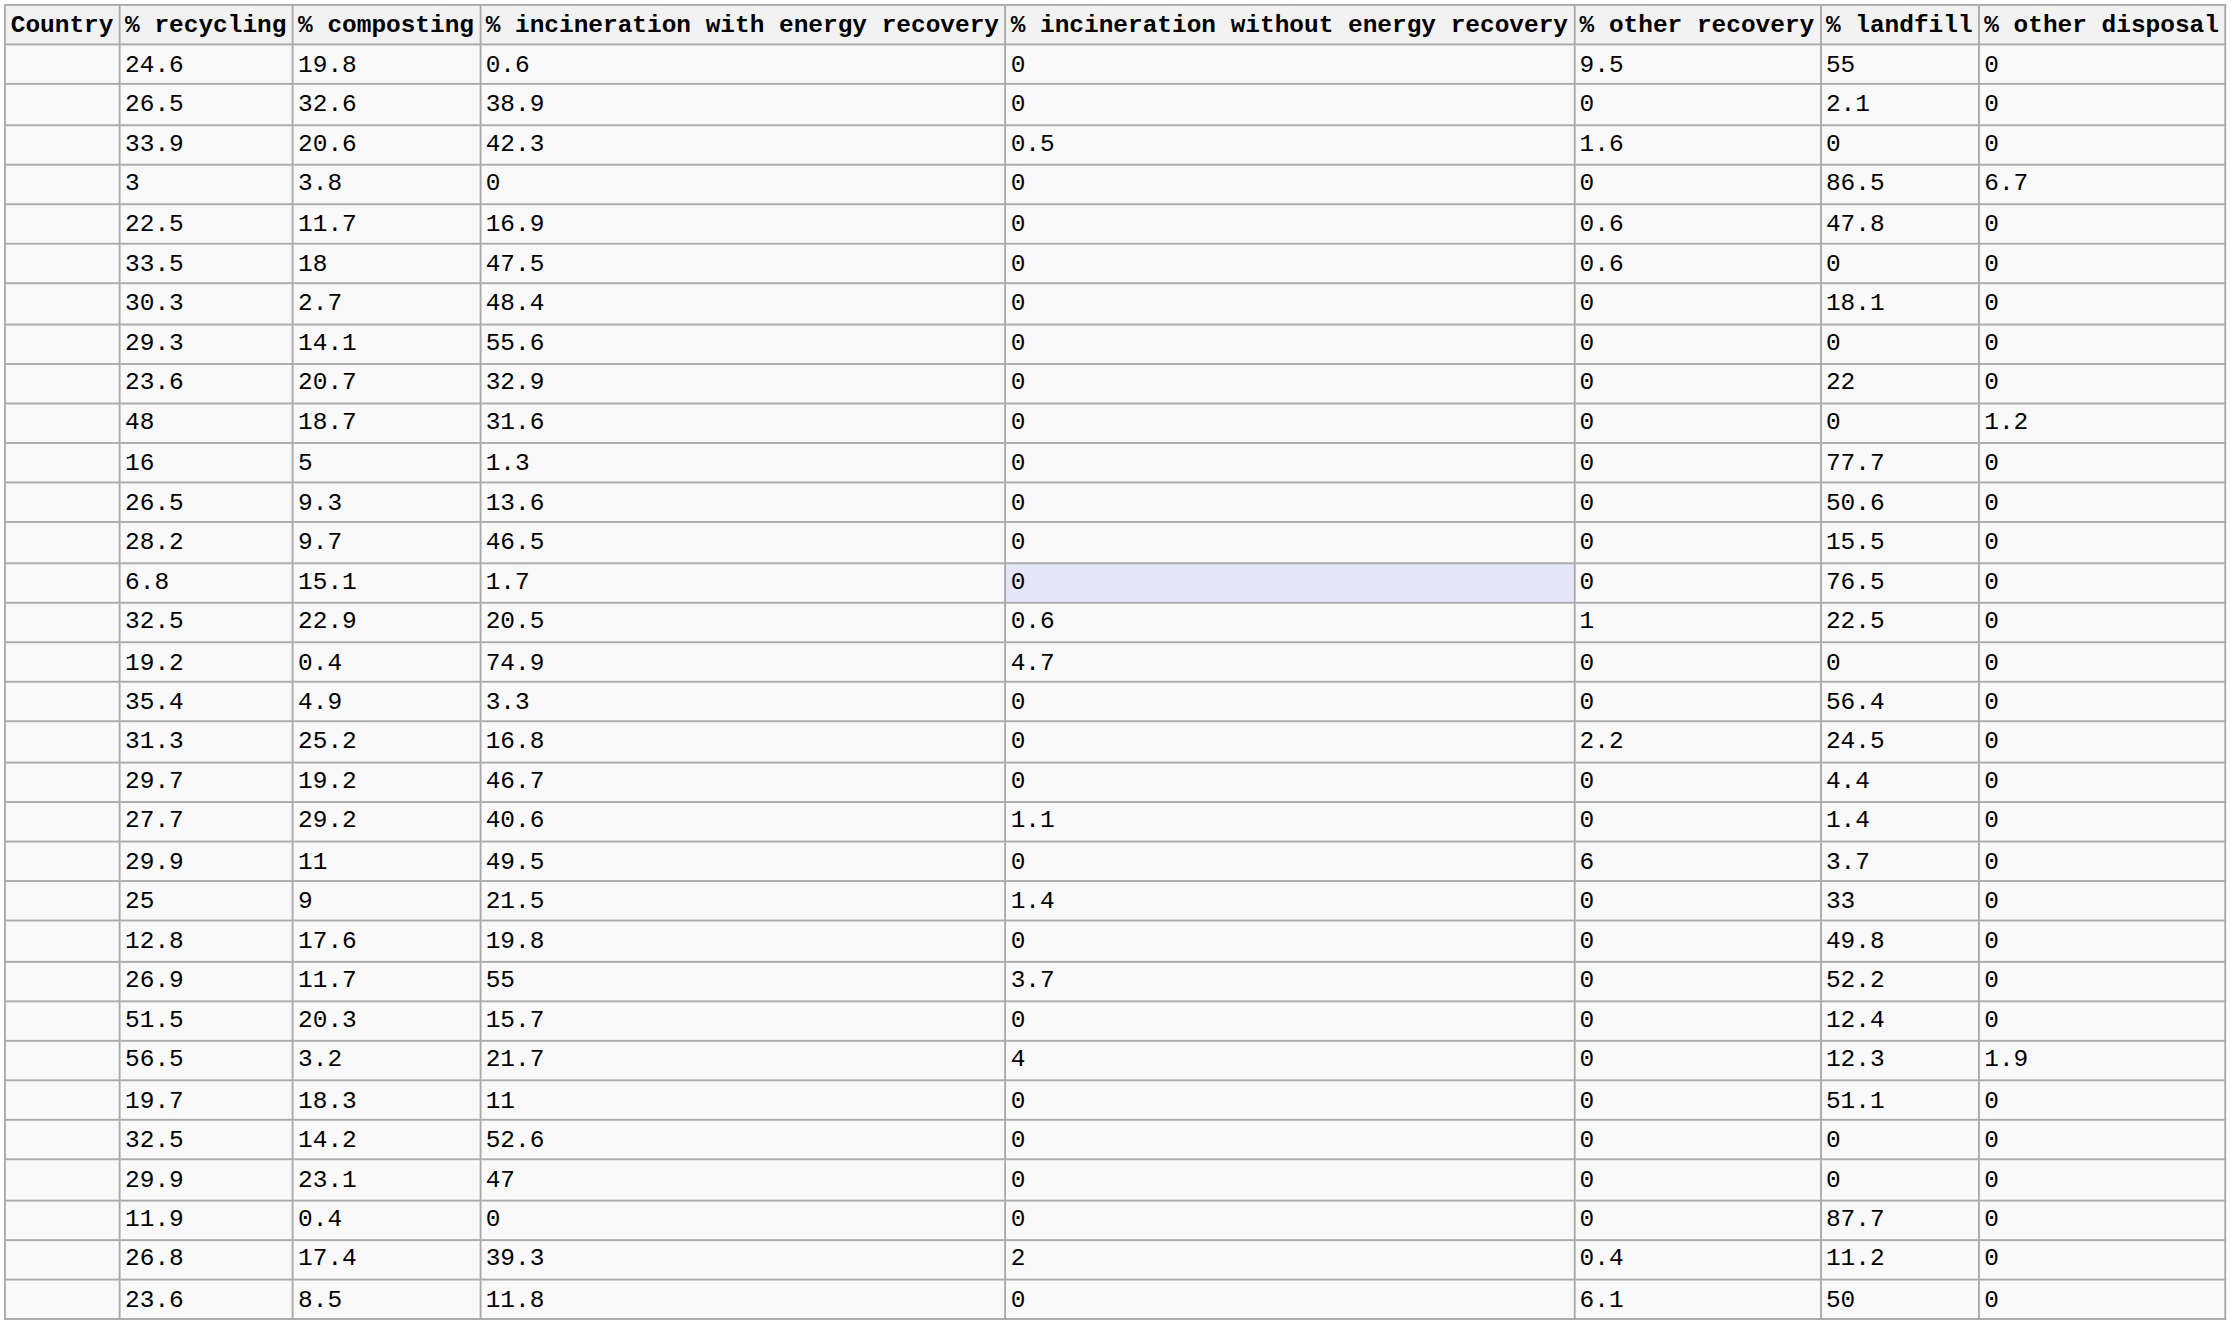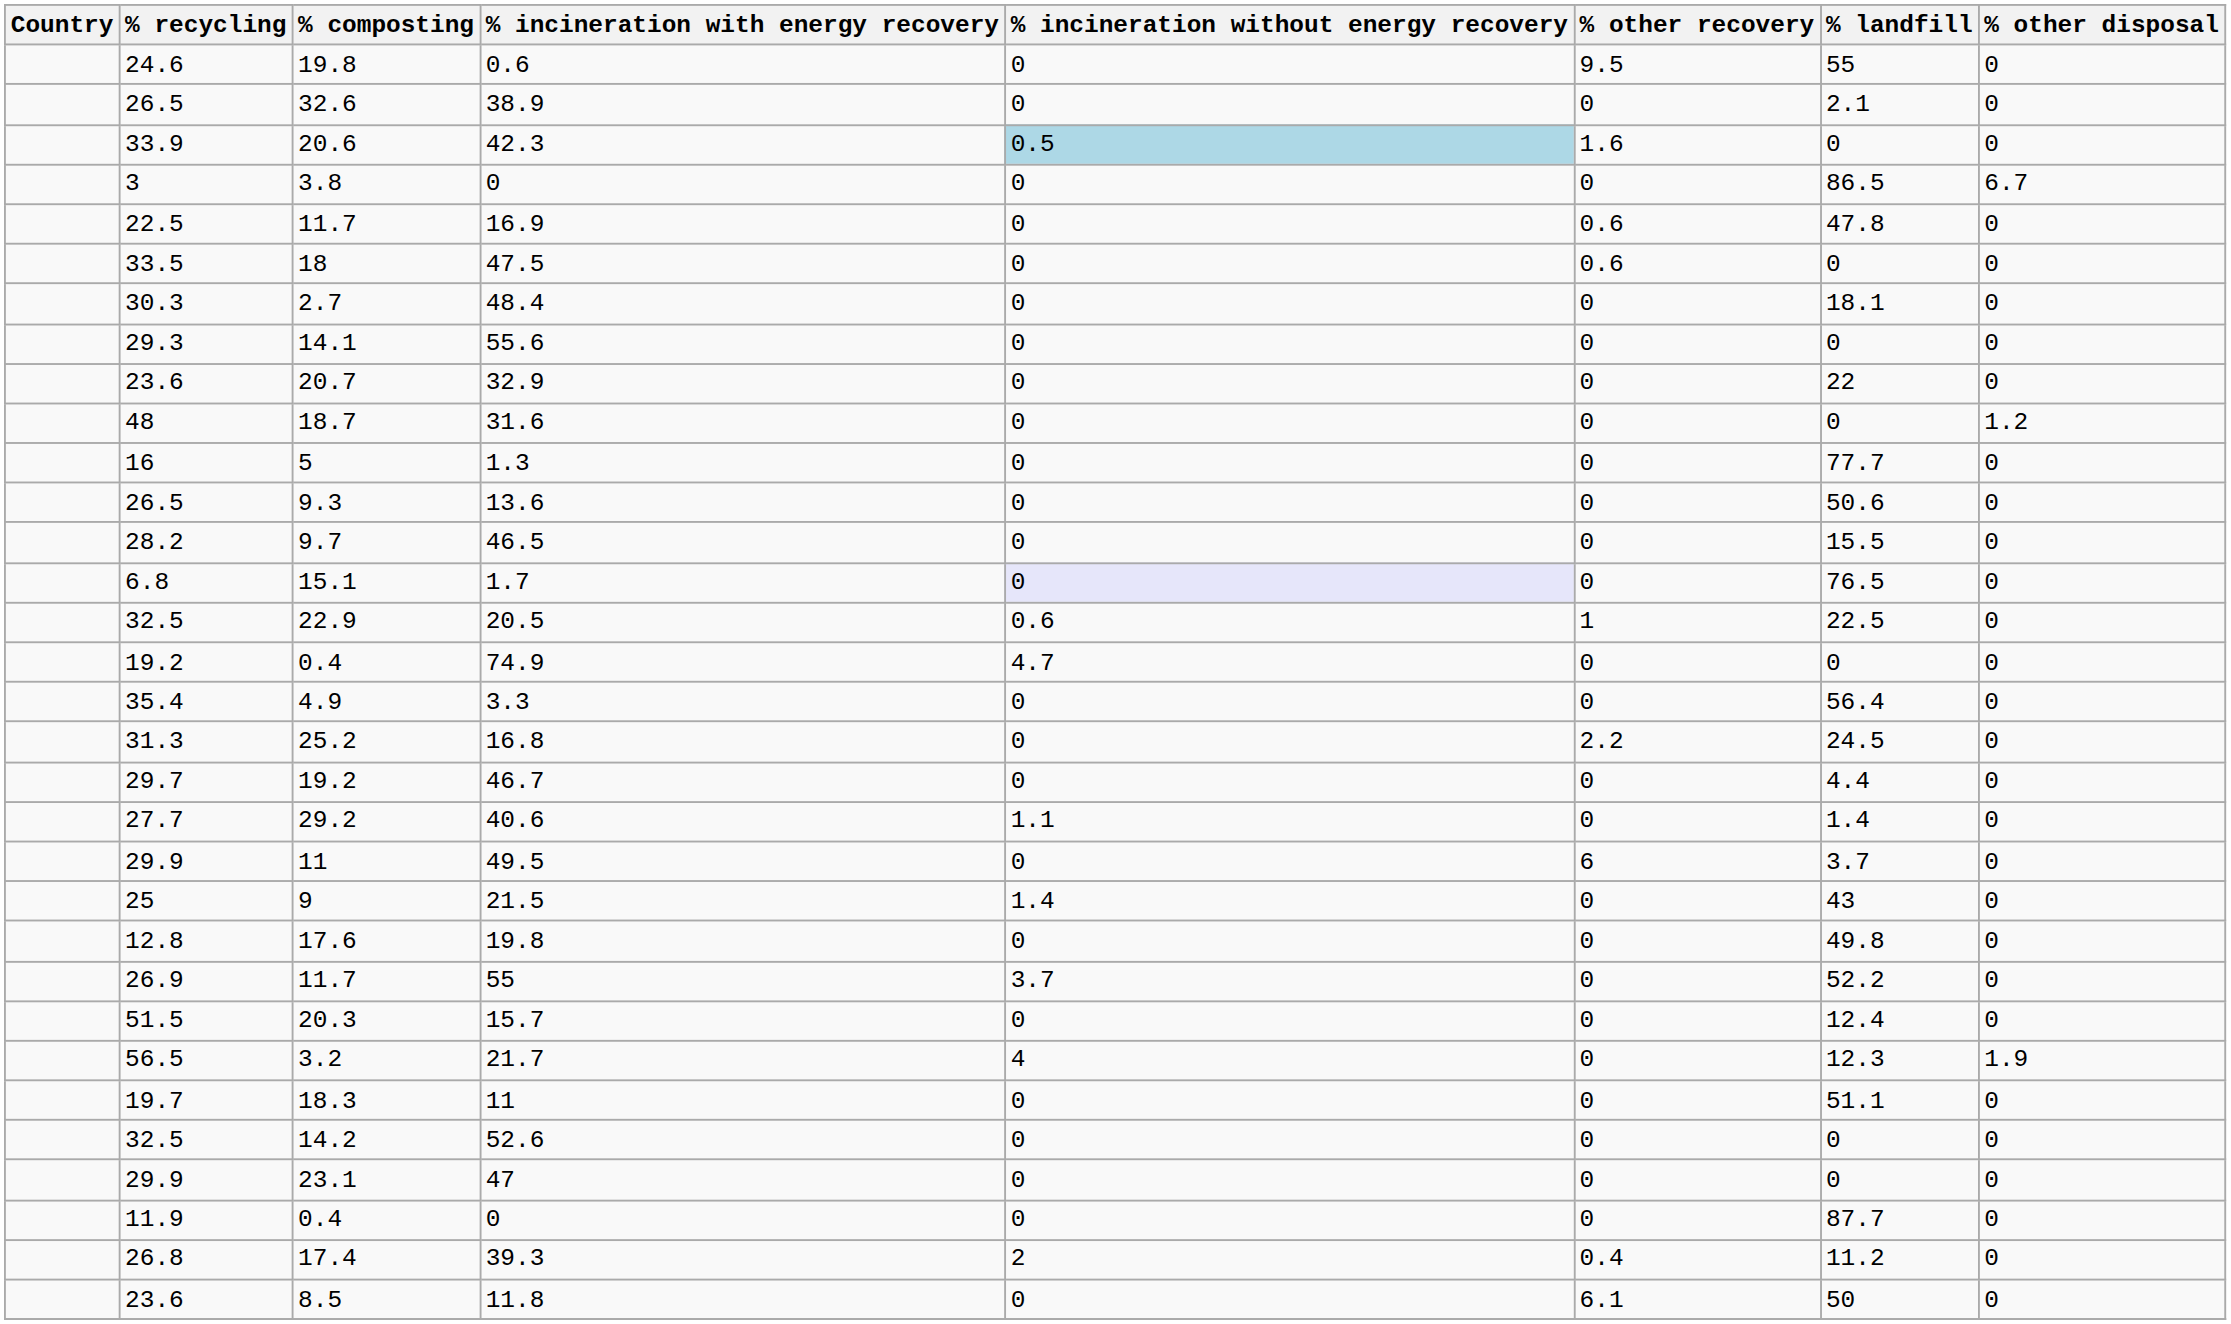(1033, 144) no background -> (1033, 144) lightblue background
(1841, 901) 33 -> (1841, 901) 43
